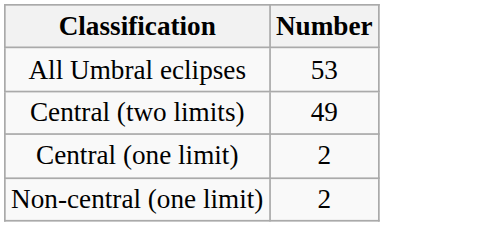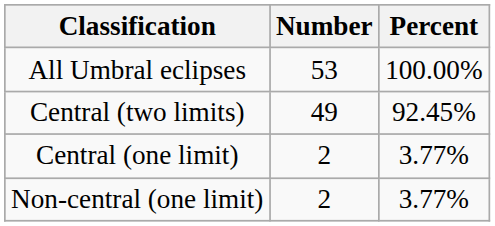+ column: (434, 26)
